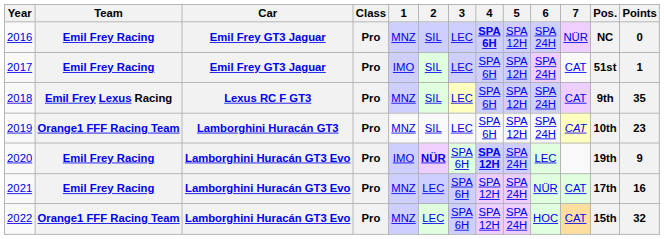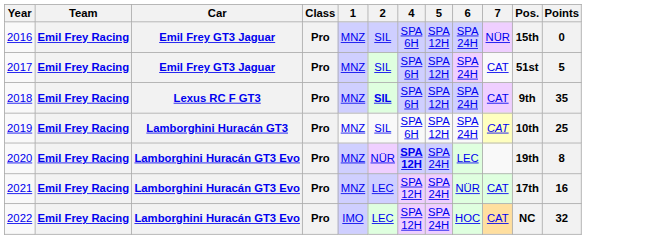- column: (462, 13)
(489, 37) bold -> (411, 37) normal
(605, 37) NC -> (527, 37) 15th
(404, 67) IMO -> (353, 67) MNZ
(640, 67) 1 -> (562, 67) 5
(109, 97) Emil Frey Lexus Racing -> (83, 97) Emil Frey Racing
(433, 97) normal -> (383, 97) bold
(109, 128) Orange1 FFF Racing Team -> (83, 128) Emil Frey Racing
(640, 128) 23 -> (562, 128) 25
(404, 158) IMO -> (353, 158) MNZ
(433, 158) bold -> (383, 158) normal
(640, 158) 9 -> (562, 158) 8
(109, 218) Orange1 FFF Racing Team -> (83, 218) Emil Frey Racing
(404, 218) MNZ -> (353, 218) IMO
(605, 218) 15th -> (527, 218) NC
